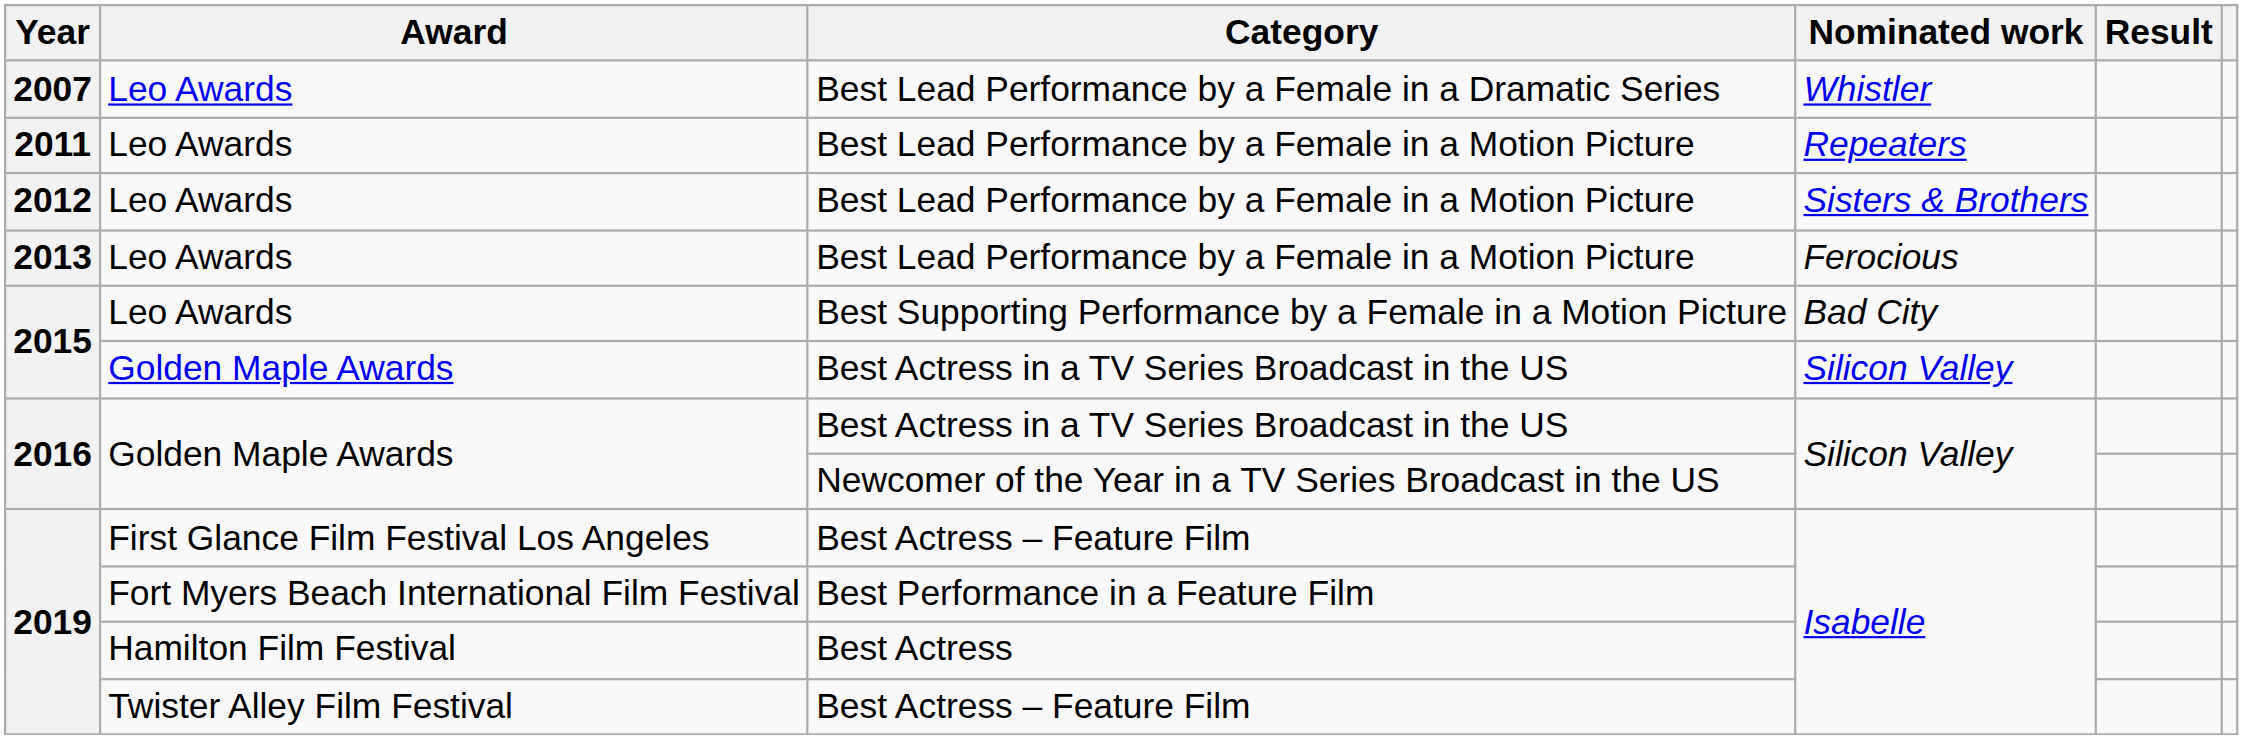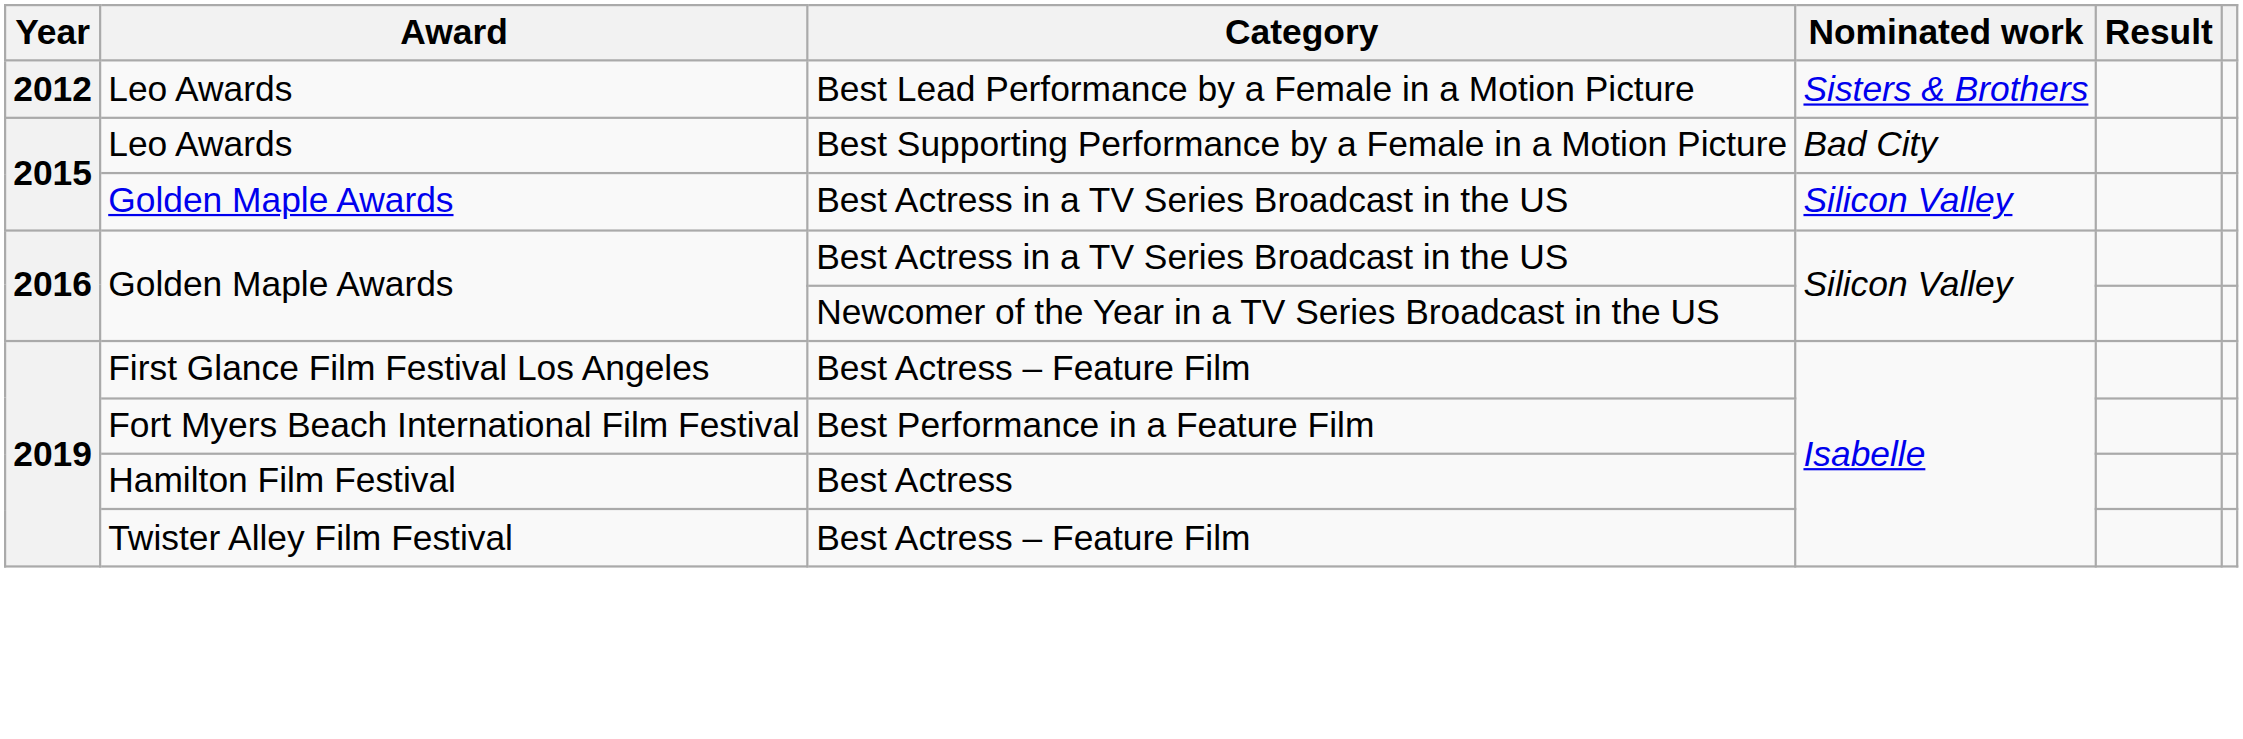- row: (53, 88)
- row: (53, 144)
- row: (53, 256)
